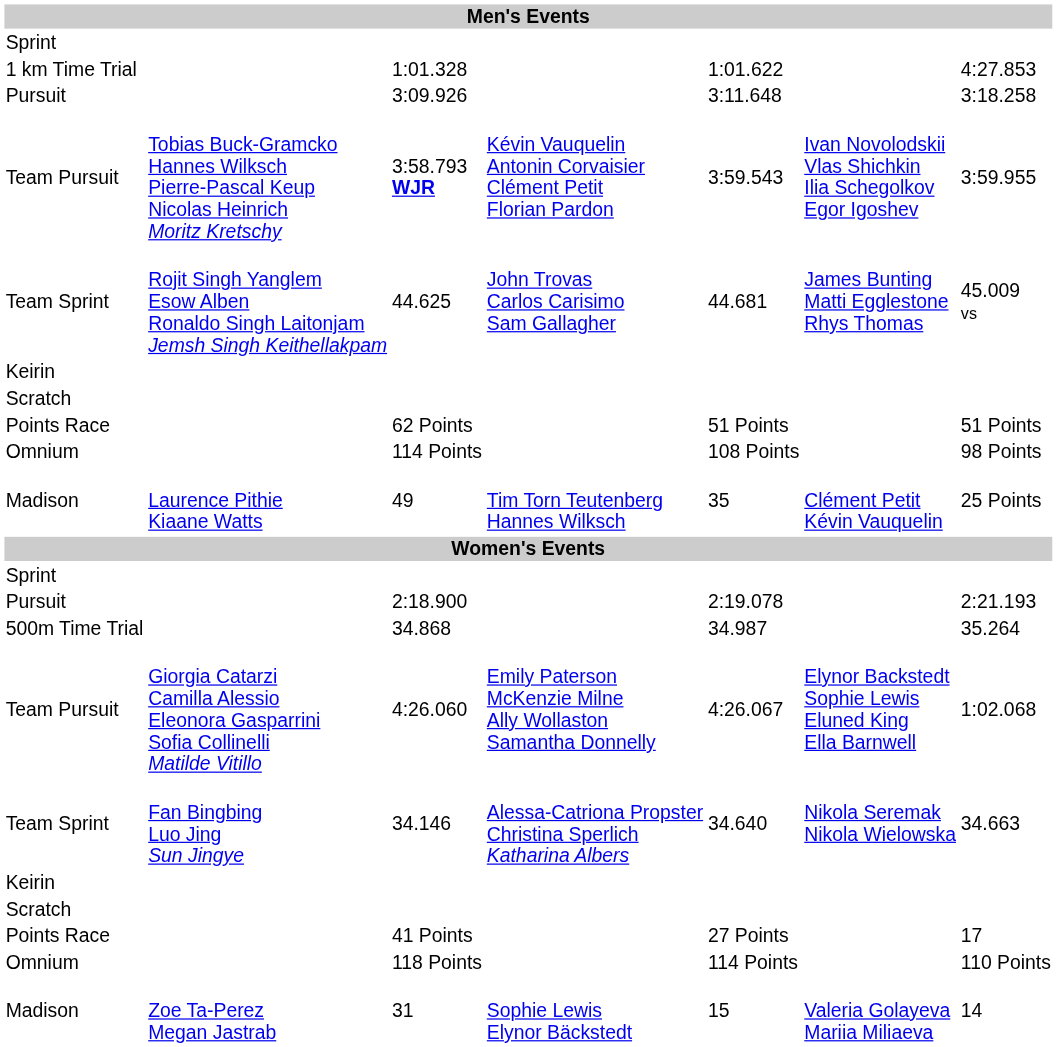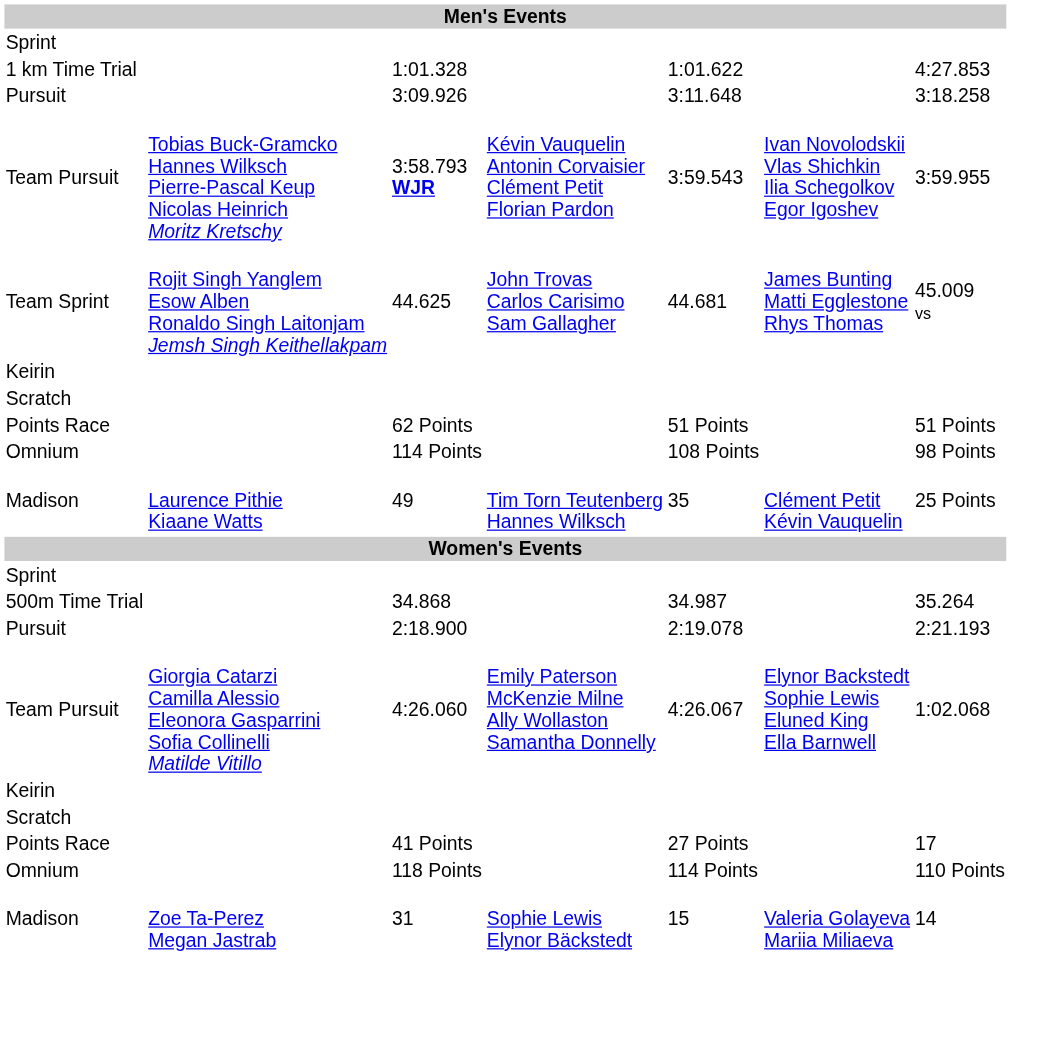rows swapped: (74, 628) <-> (36, 602)
- row: (57, 823)
